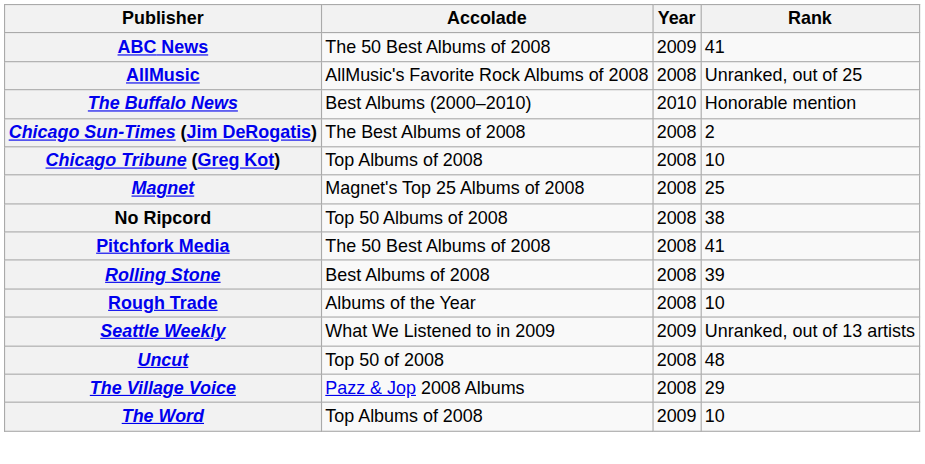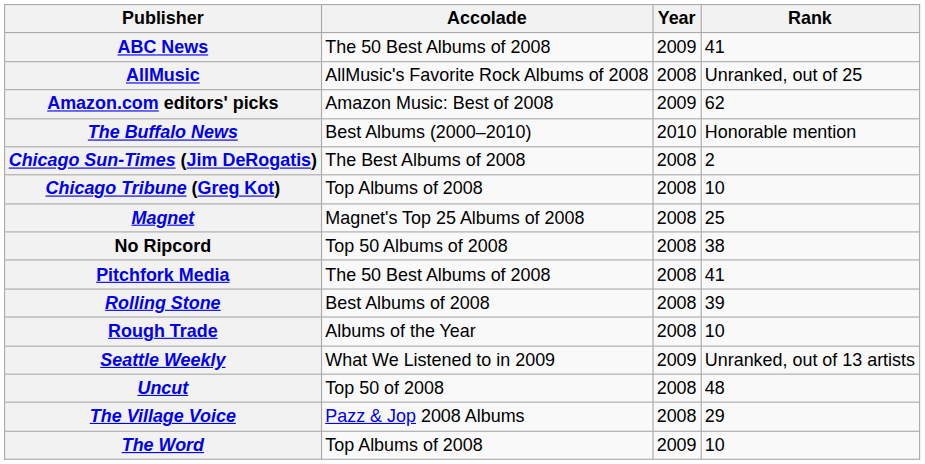+ row: (163, 103)
